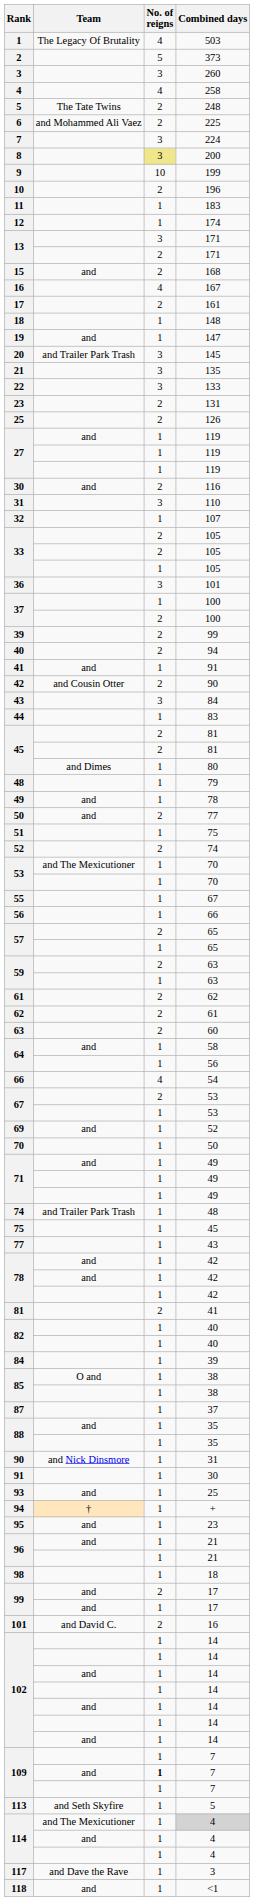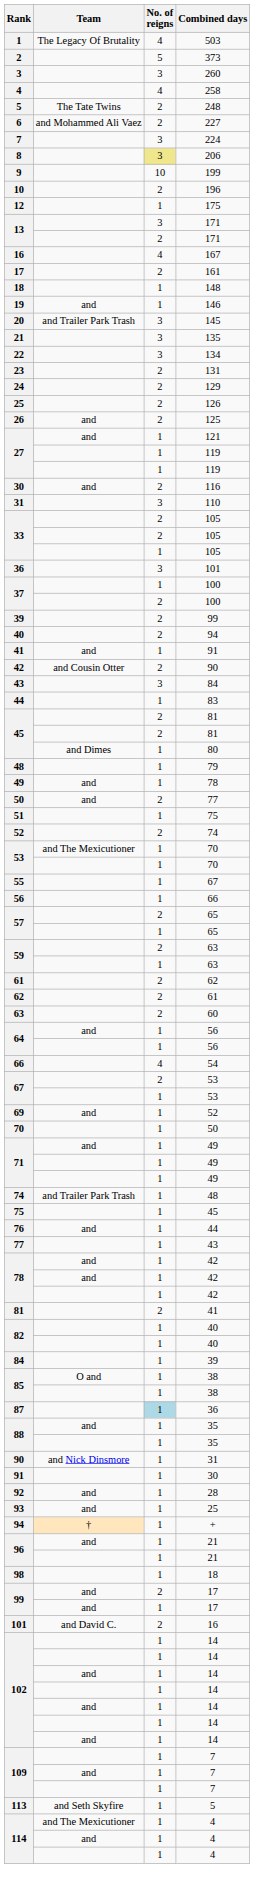(213, 123) 225 -> (213, 123) 227
(213, 156) 200 -> (213, 156) 206
- row: (19, 205)
(213, 222) 174 -> (213, 205) 175
- row: (19, 271)
(213, 337) 147 -> (213, 304) 146
(213, 387) 133 -> (213, 354) 134
+ row: (19, 387)
+ row: (19, 420)
(213, 436) 119 -> (213, 436) 121
- row: (19, 519)
(213, 1047) 58 -> (213, 1030) 56
+ row: (19, 1228)
(160, 1409) no background -> (160, 1409) lightblue background
(213, 1409) 37 -> (213, 1409) 36
+ row: (19, 1492)
- row: (19, 1525)
(160, 1772) bold -> (160, 1772) normal
(213, 1822) lightgrey background -> (213, 1822) no background
- row: (19, 1871)
- row: (19, 1888)
